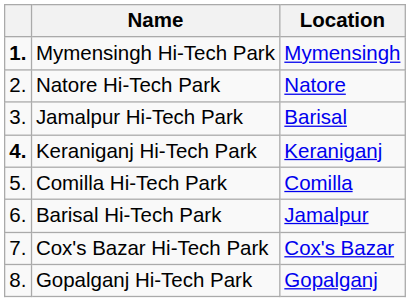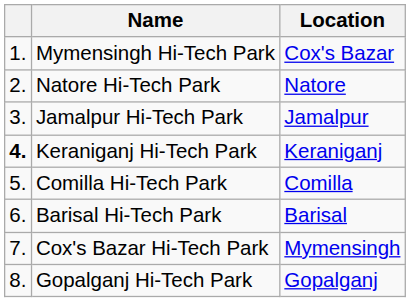(18, 53) bold -> (18, 53) normal
(342, 53) Mymensingh -> (339, 53) Cox's Bazar
(316, 118) Barisal -> (326, 118) Jamalpur
(326, 215) Jamalpur -> (316, 215) Barisal
(339, 248) Cox's Bazar -> (342, 248) Mymensingh
